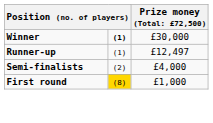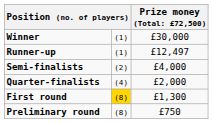(119, 37) bold -> (121, 38) normal
+ row: (53, 82)
(170, 82) £1,000 -> (170, 96) £1,300
+ row: (53, 111)
